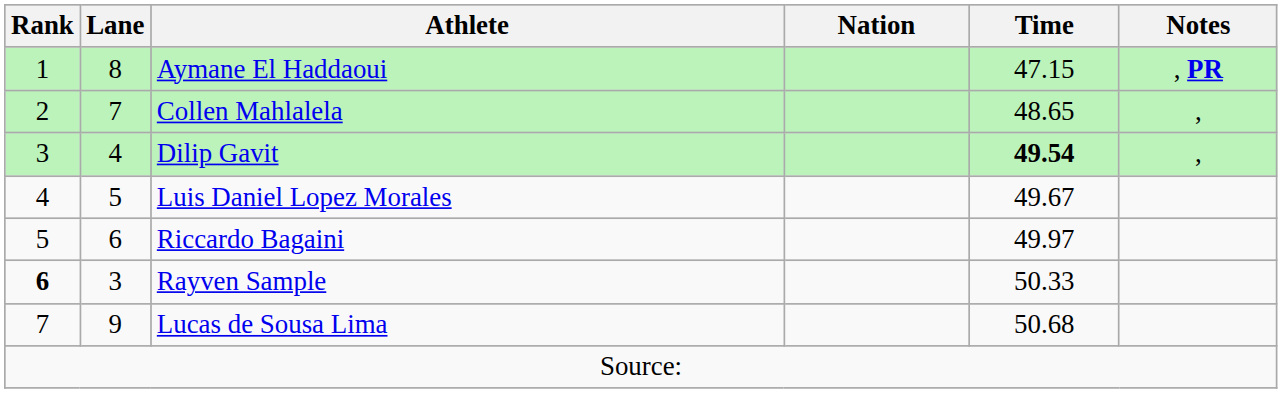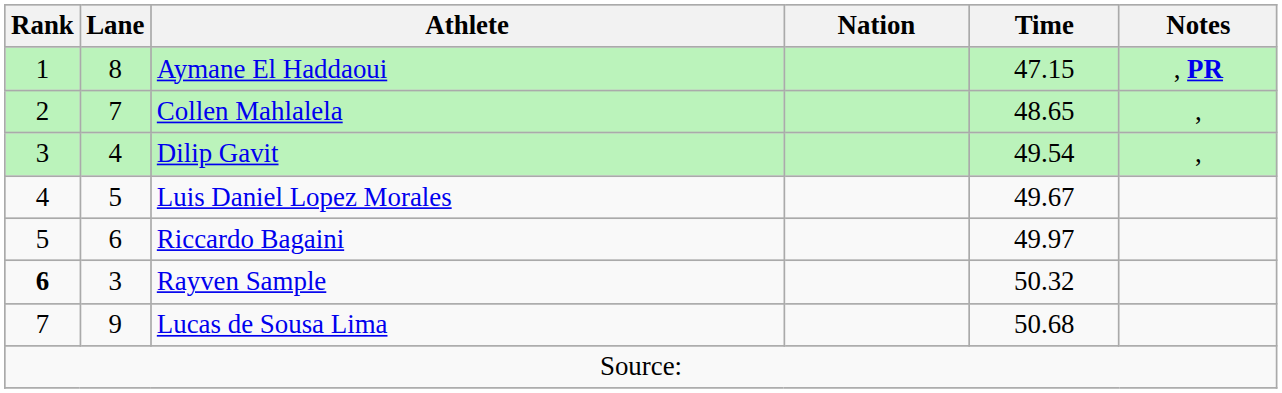(1044, 153) bold -> (1044, 153) normal
(1044, 281) 50.33 -> (1044, 281) 50.32
